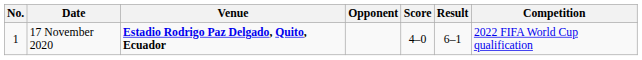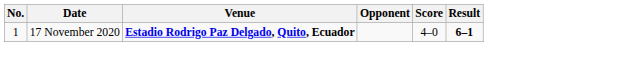- column: (554, 13)
(453, 38) normal -> (464, 32) bold
